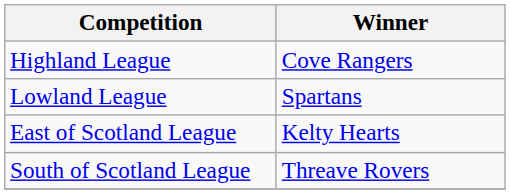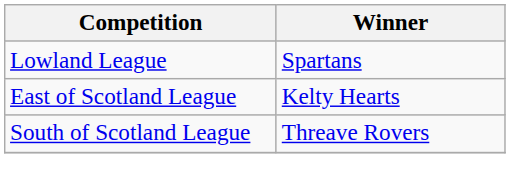- row: (90, 59)
